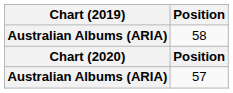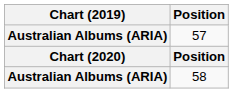rows swapped: (199, 77) <-> (199, 35)
